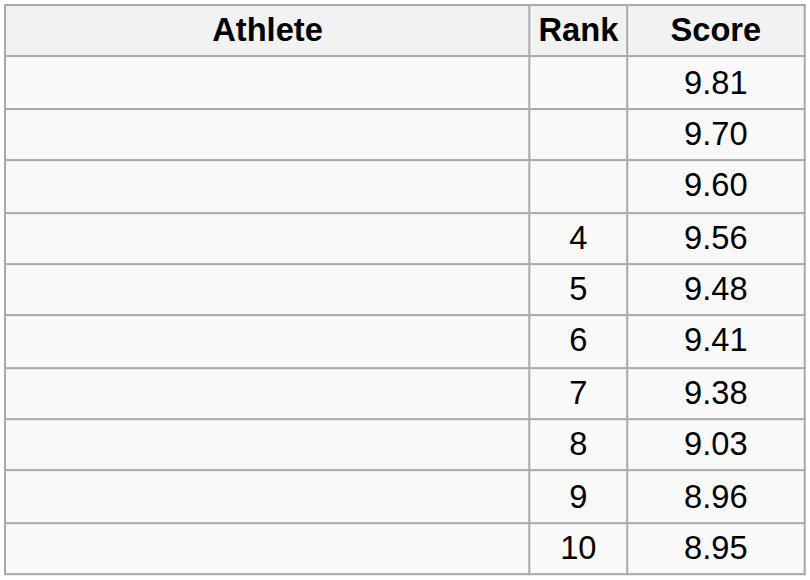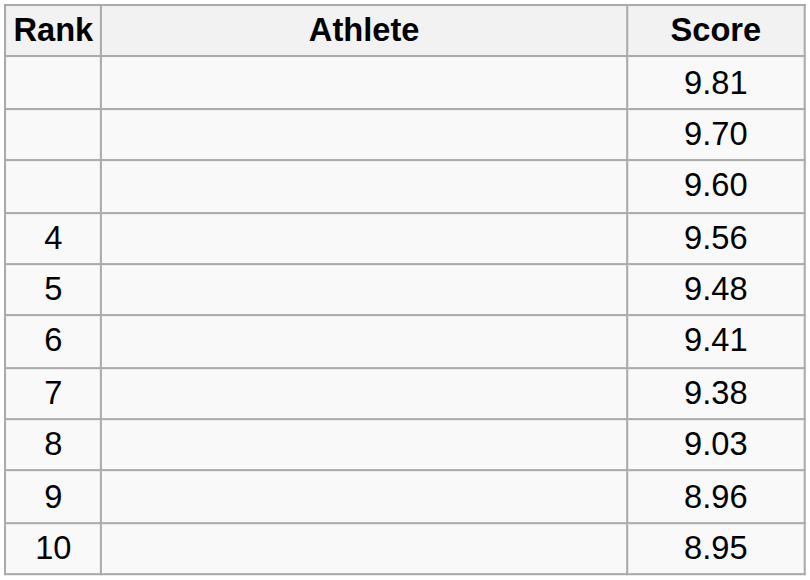columns swapped: (578, 30) <-> (268, 30)
